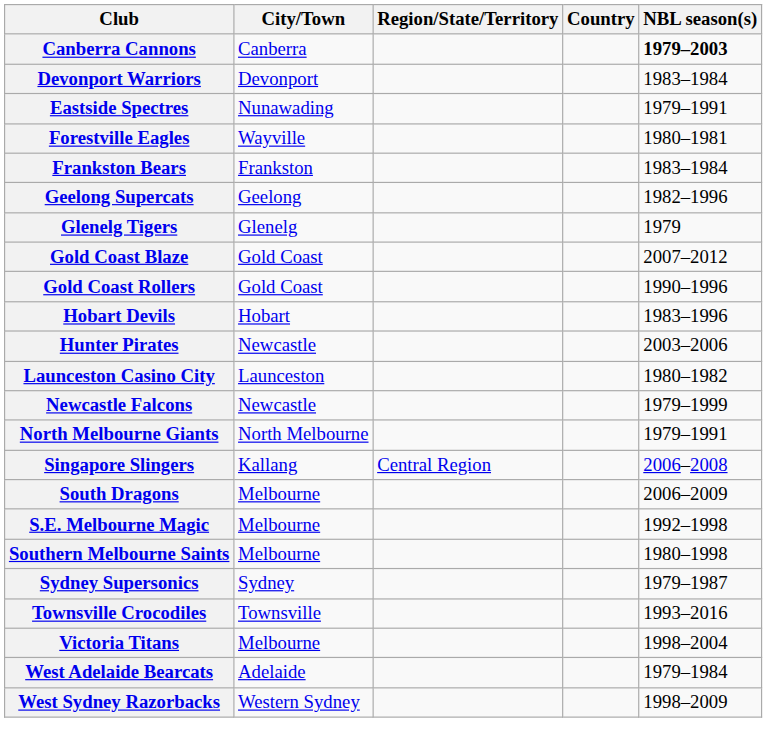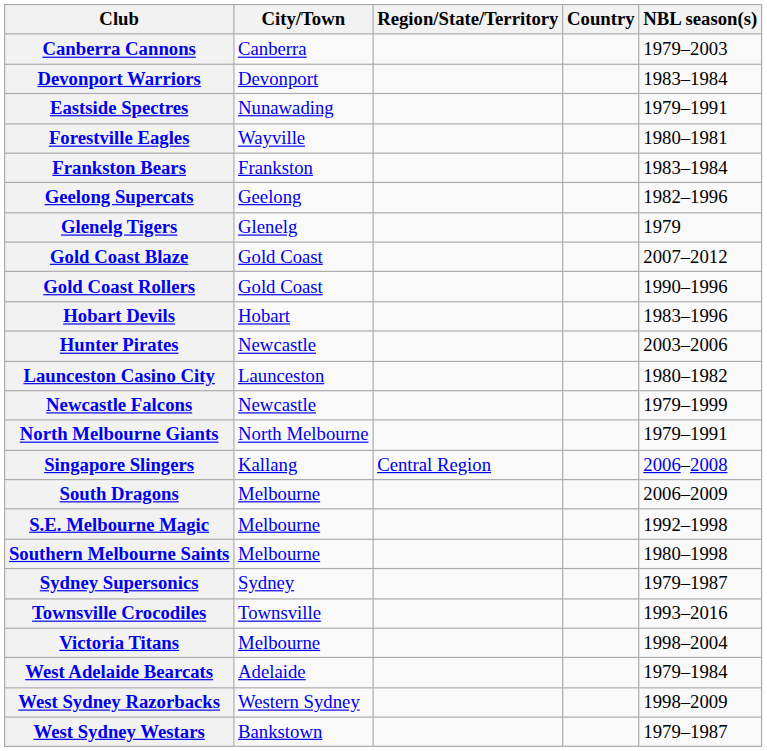(685, 49) bold -> (685, 49) normal
+ row: (119, 731)
